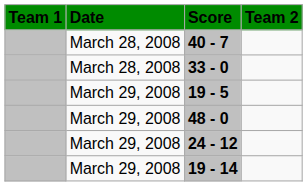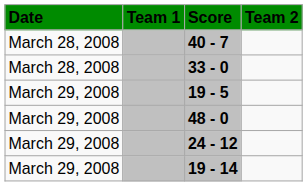columns swapped: (87, 17) <-> (35, 17)
